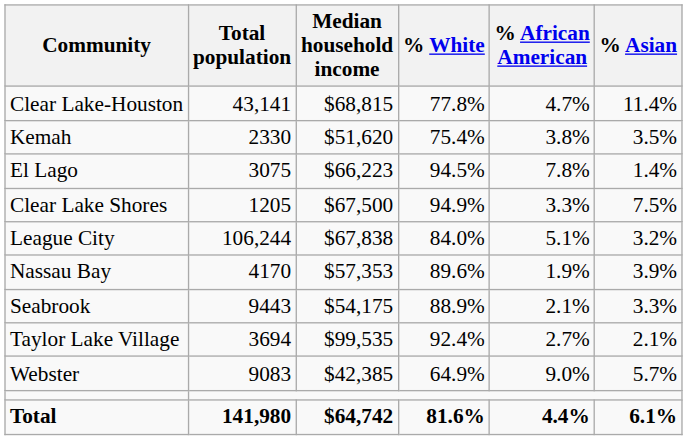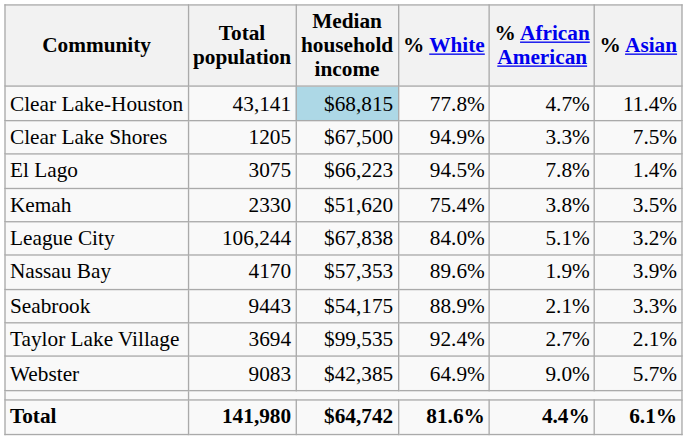(359, 103) no background -> (359, 103) lightblue background
rows swapped: (89, 204) <-> (41, 137)
